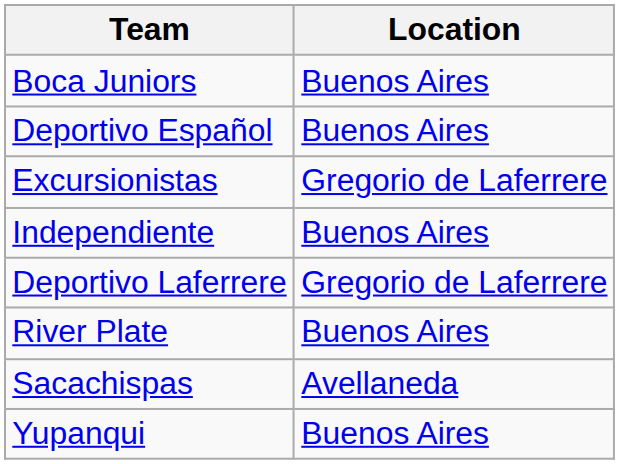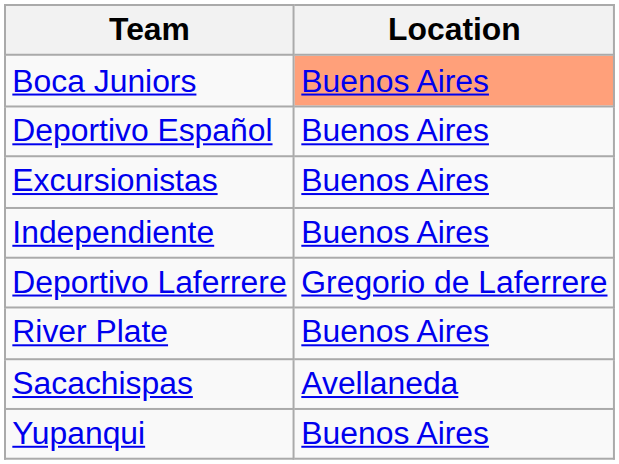(395, 80) no background -> (395, 80) lightsalmon background
(454, 181) Gregorio de Laferrere -> (395, 181) Buenos Aires
